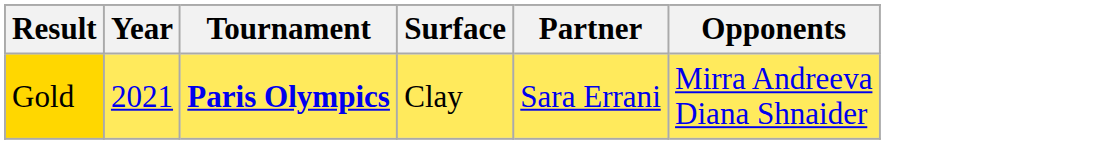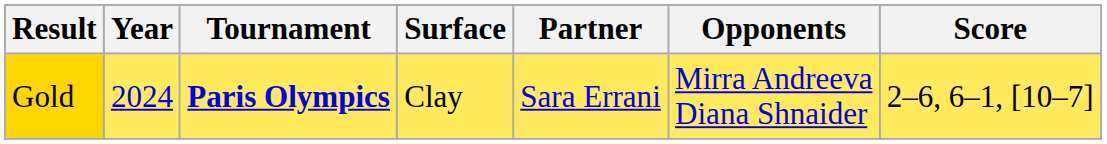+ column: (990, 29)
(142, 95) 2021 -> (142, 95) 2024
